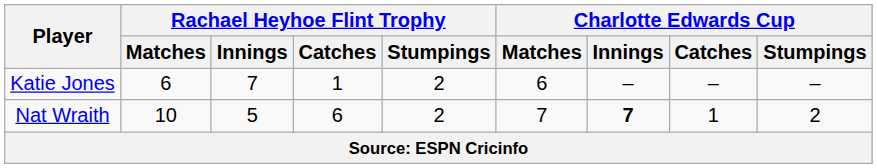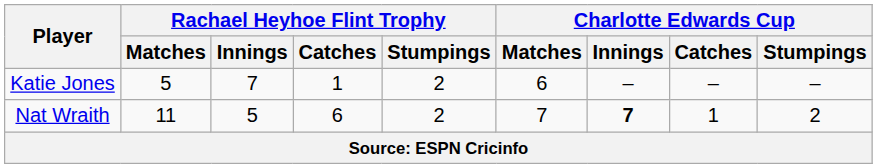(166, 83) 6 -> (166, 83) 5
(166, 115) 10 -> (166, 115) 11
